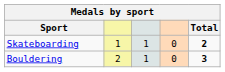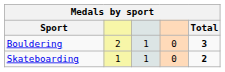rows swapped: (34, 58) <-> (43, 43)
